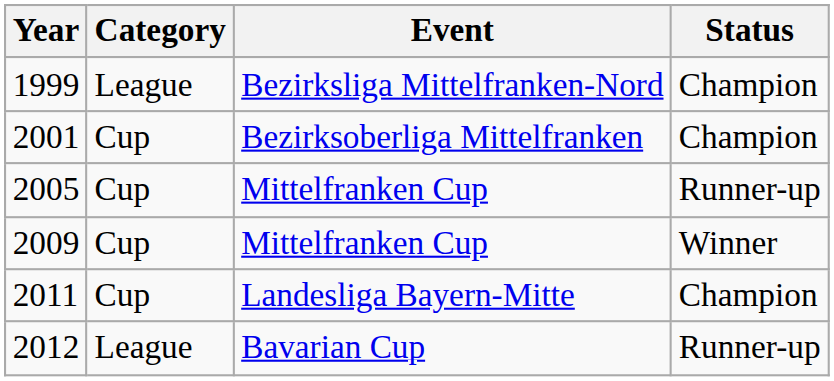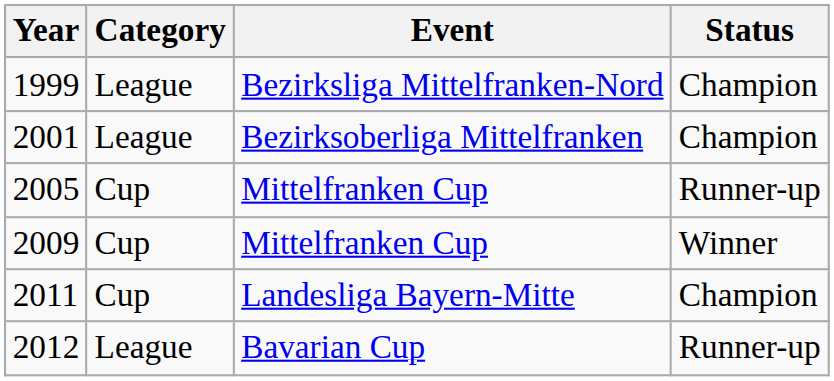(122, 136) Cup -> (144, 136) League
